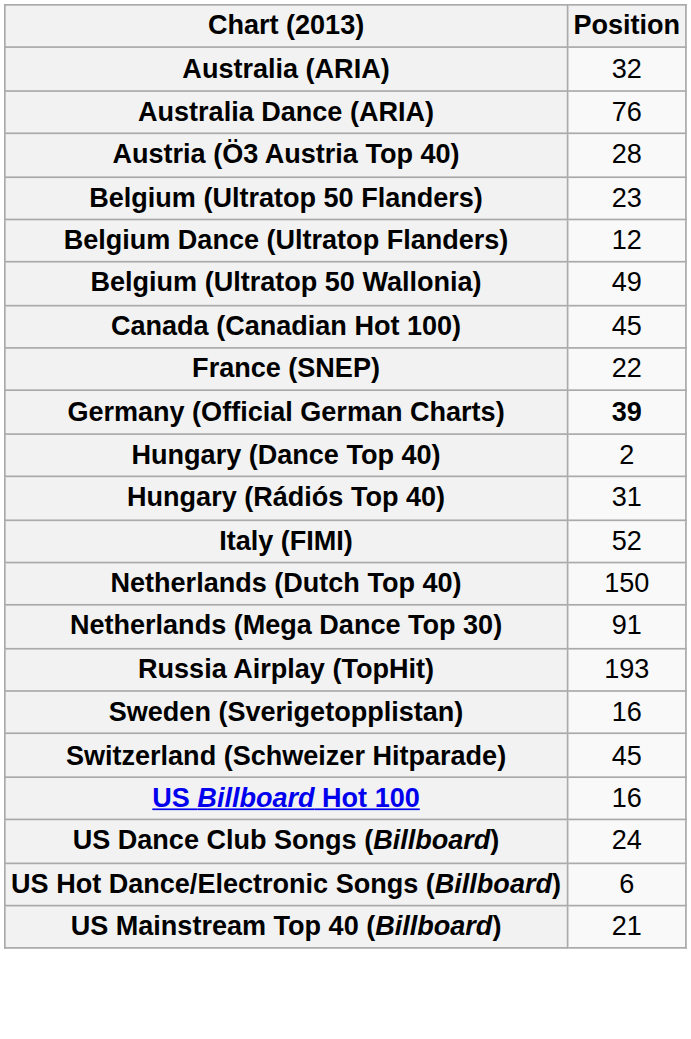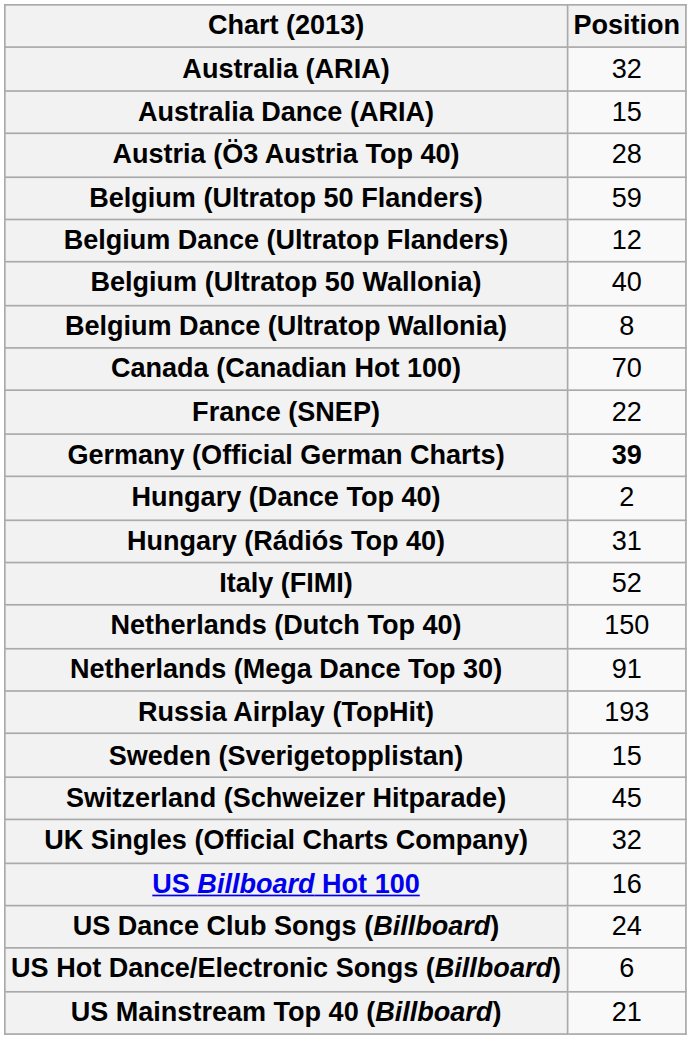(627, 111) 76 -> (627, 111) 15
(627, 197) 23 -> (627, 197) 59
(627, 283) 49 -> (627, 283) 40
+ row: (286, 326)
(627, 326) 45 -> (627, 369) 70
(627, 712) 16 -> (627, 754) 15
+ row: (286, 840)
